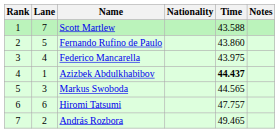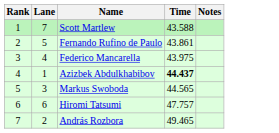- column: (190, 12)
(231, 43) 43.860 -> (180, 43) 43.861
